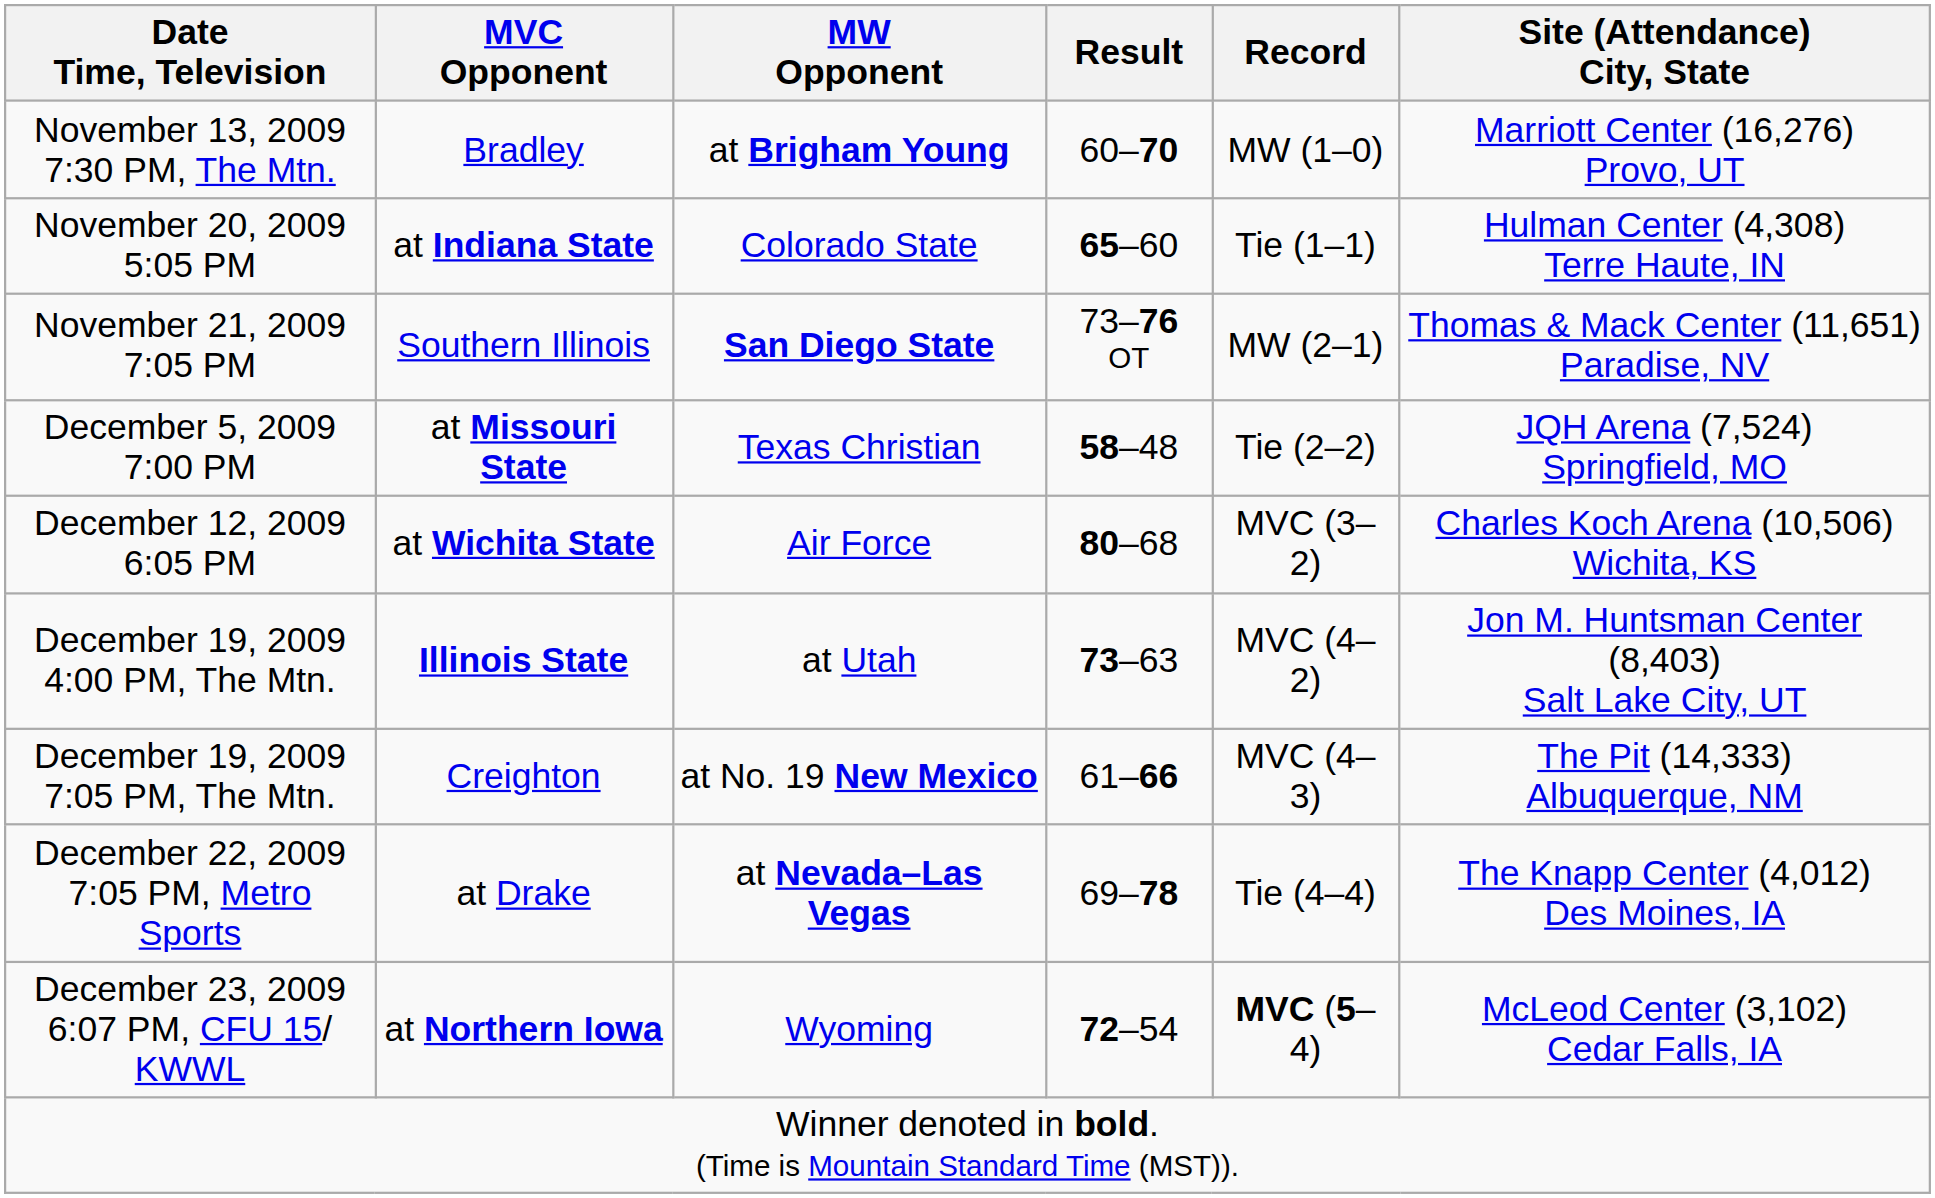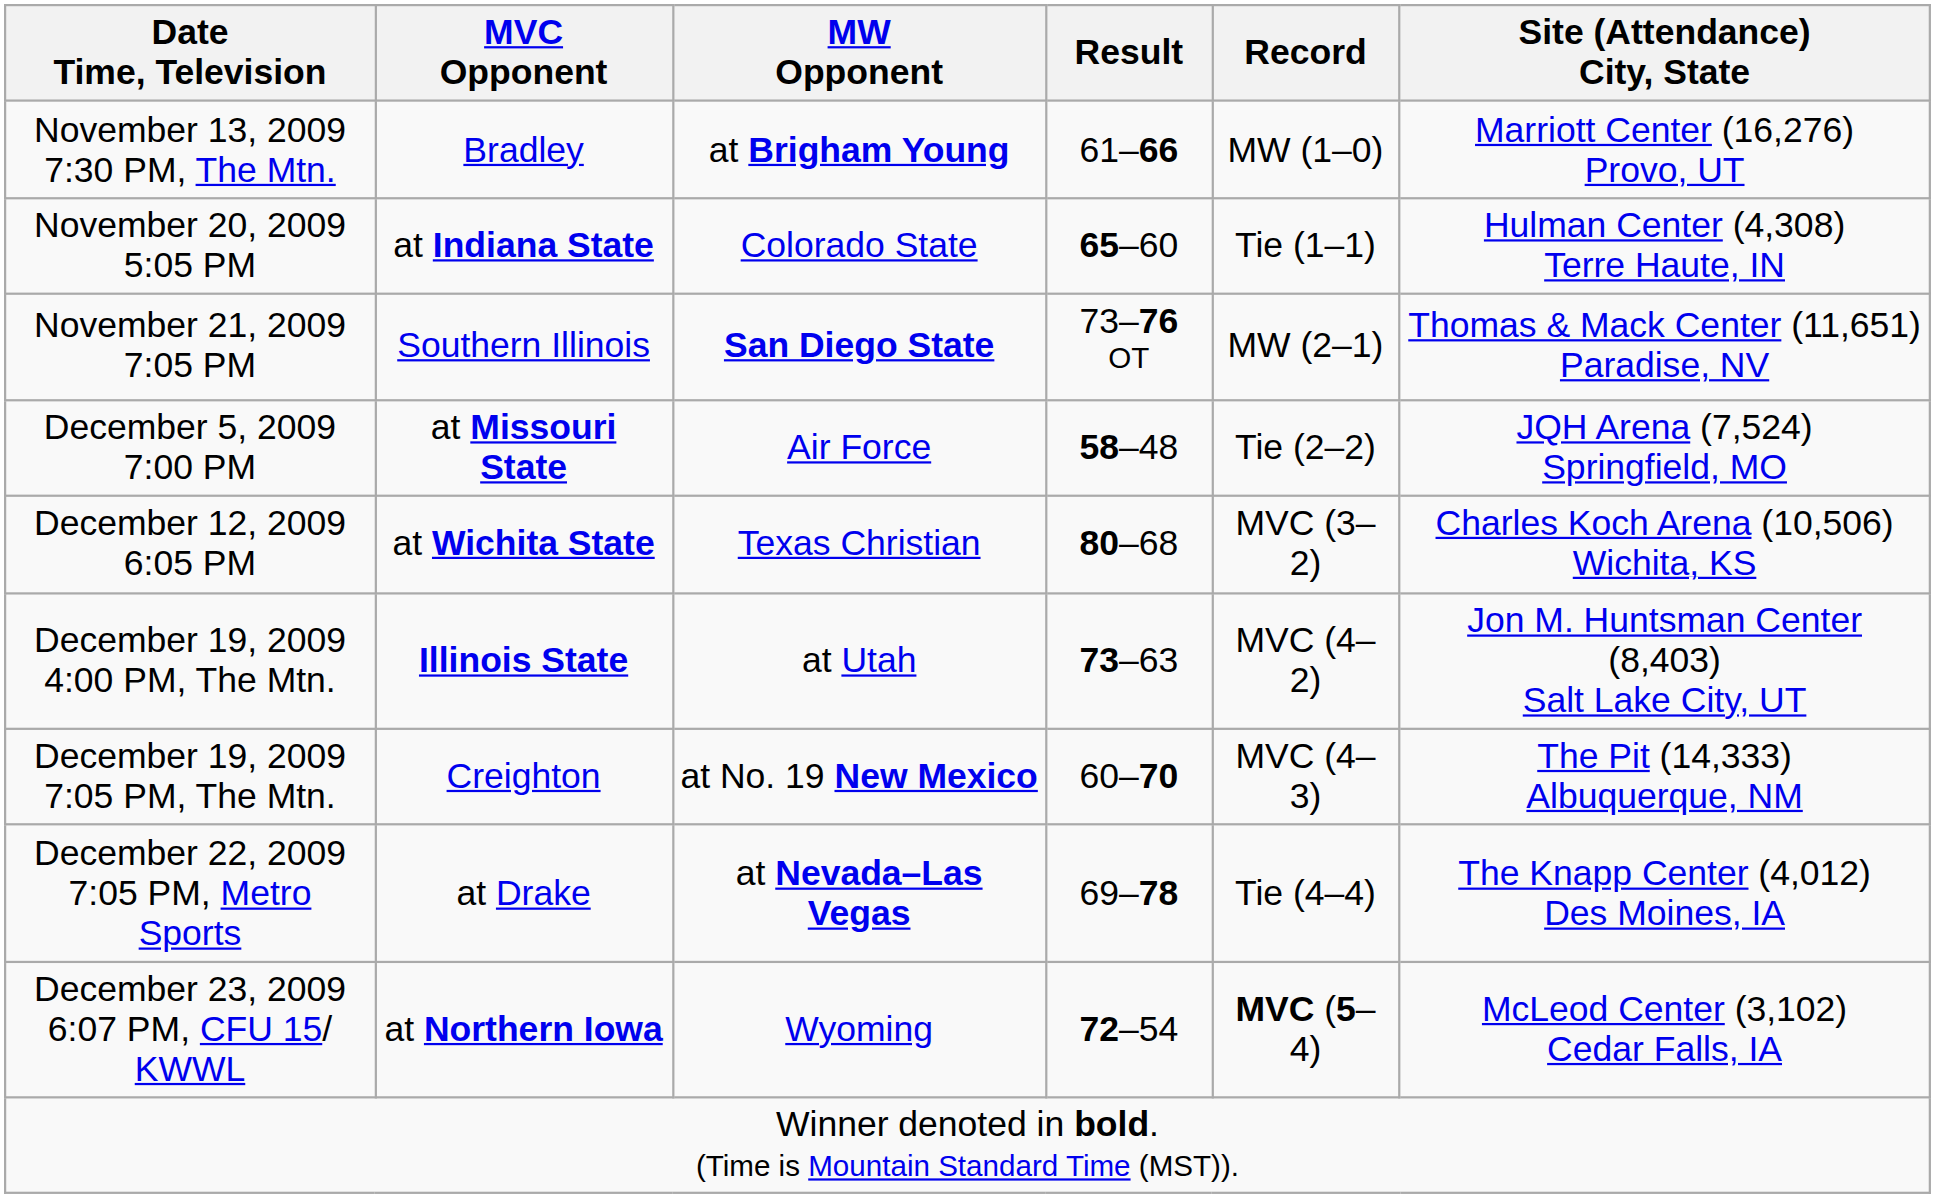(1129, 148) 60–70 -> (1129, 148) 61–66
(859, 447) Texas Christian -> (859, 447) Air Force
(859, 543) Air Force -> (859, 543) Texas Christian
(1129, 776) 61–66 -> (1129, 776) 60–70
